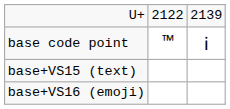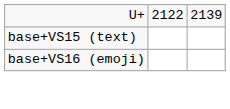- row: (68, 43)
